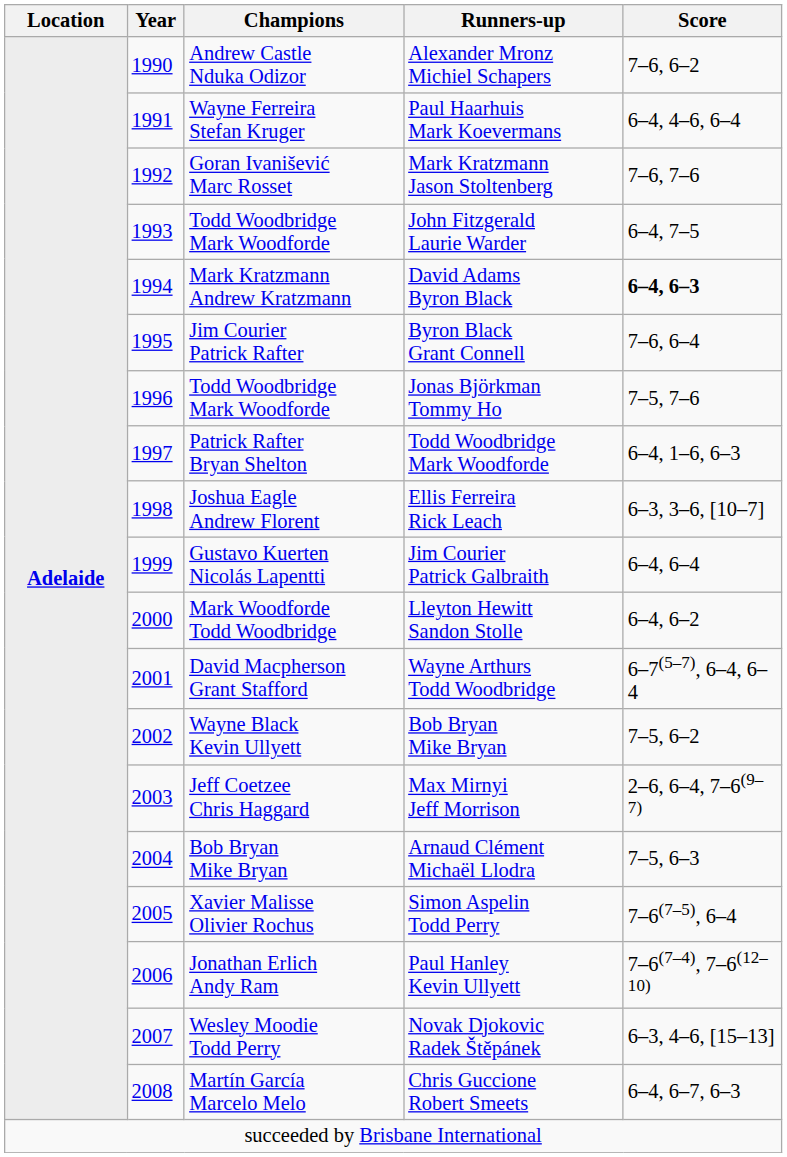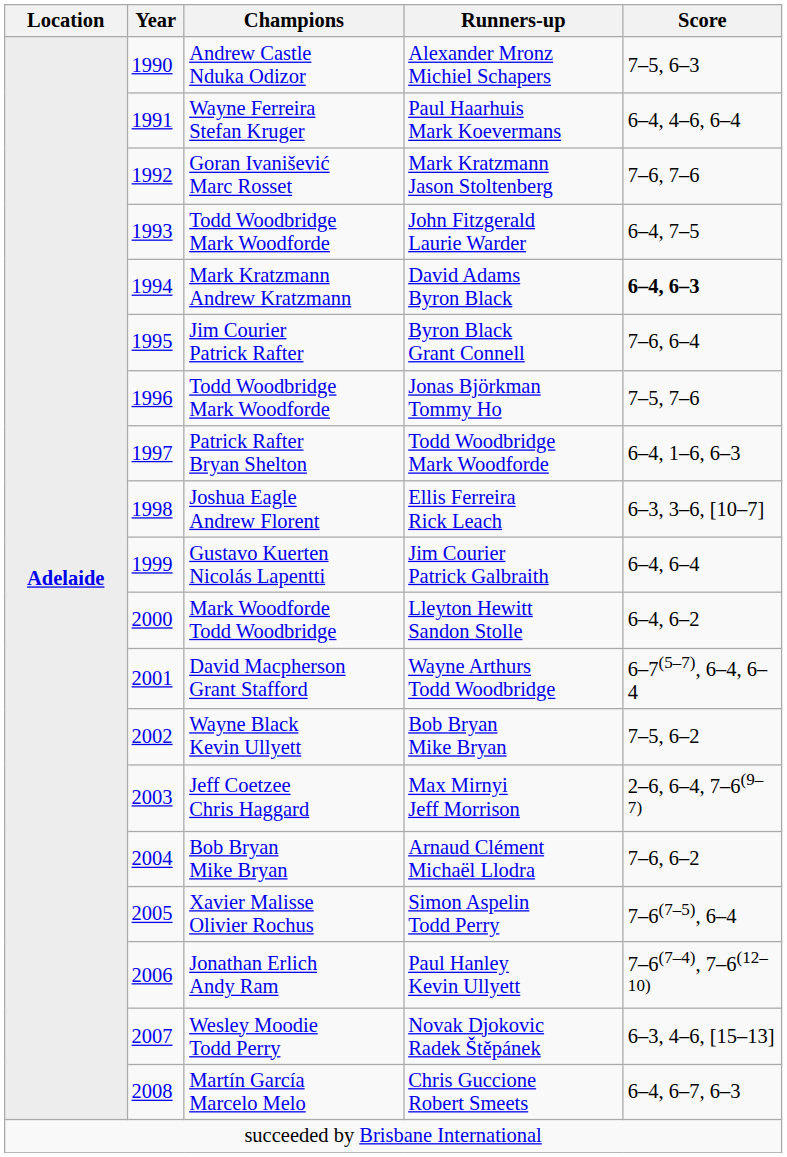(664, 64) 7–6, 6–2 -> (664, 64) 7–5, 6–3
(664, 858) 7–5, 6–3 -> (664, 858) 7–6, 6–2
